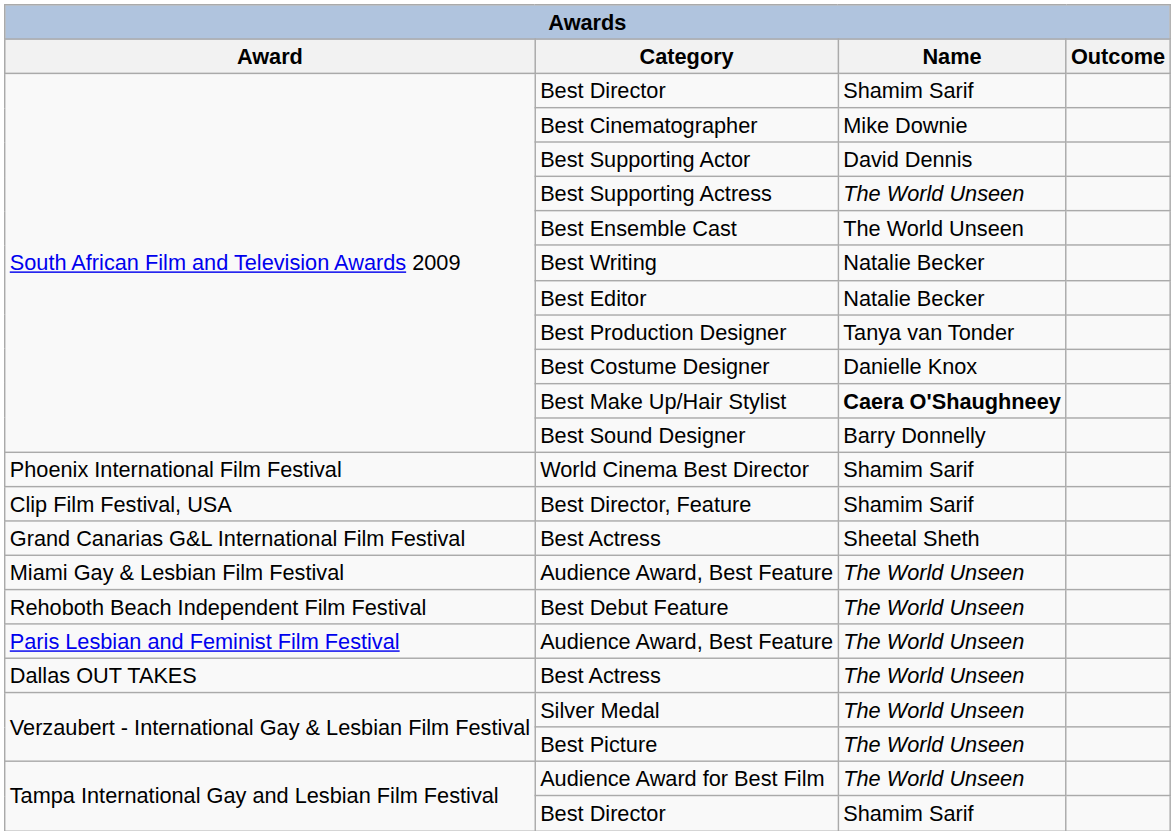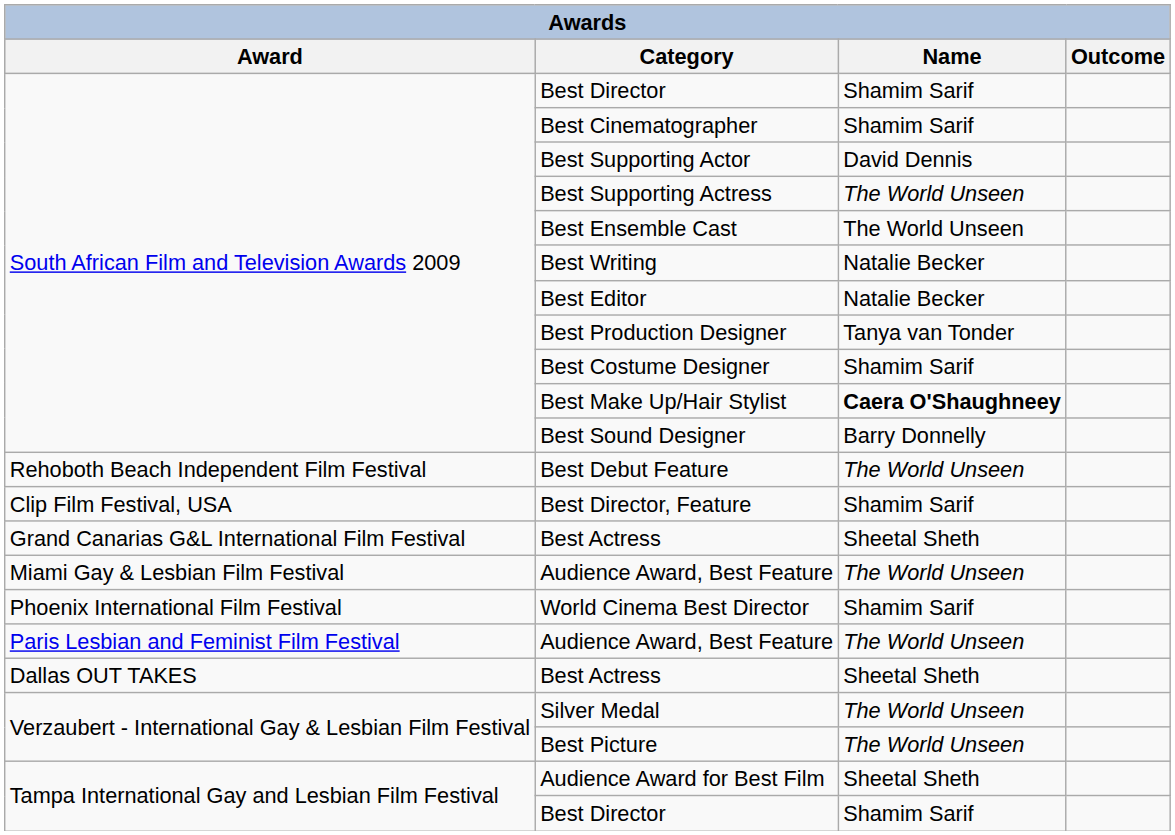(905, 125) Mike Downie -> (908, 125) Shamim Sarif
(910, 366) Danielle Knox -> (908, 366) Shamim Sarif
rows swapped: (176, 469) <-> (218, 607)
(934, 676) The World Unseen -> (911, 676) Sheetal Sheth
(934, 779) The World Unseen -> (911, 779) Sheetal Sheth
